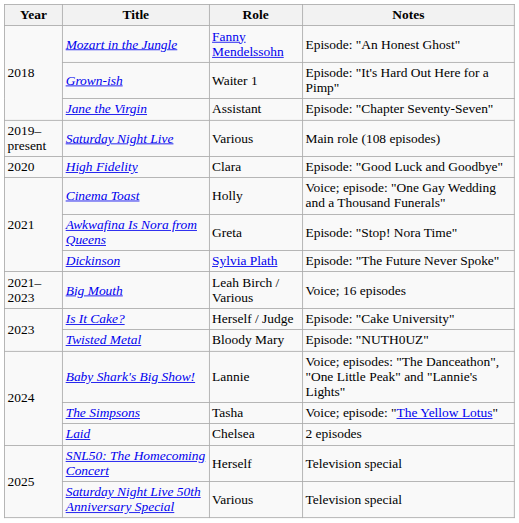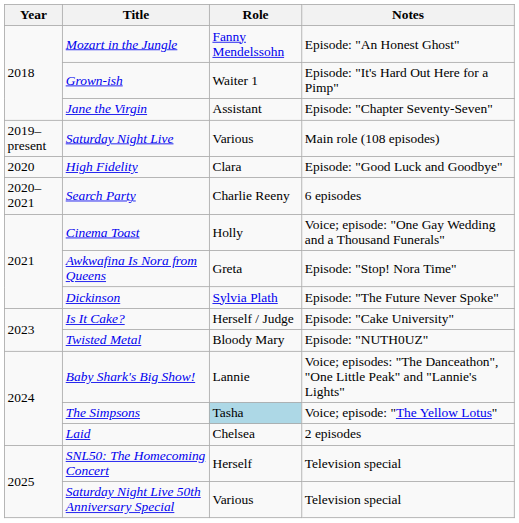+ row: (101, 195)
- row: (94, 290)
(228, 413) no background -> (228, 413) lightblue background
